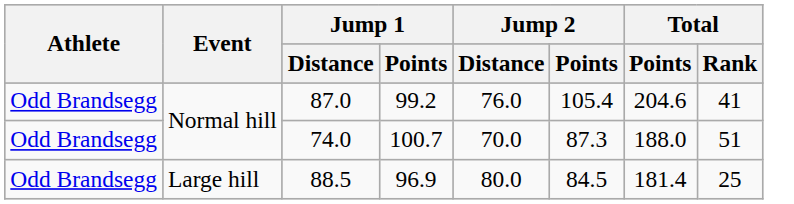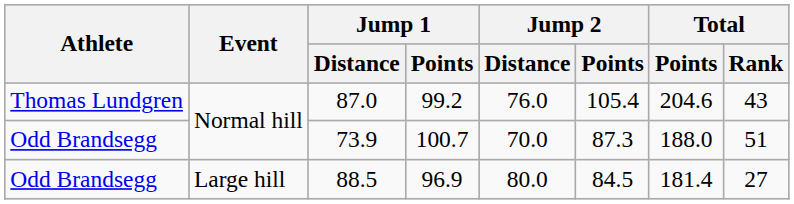(84, 101) Odd Brandsegg -> (97, 101) Thomas Lundgren
(730, 101) 41 -> (756, 101) 43
(331, 140) 74.0 -> (357, 140) 73.9
(730, 179) 25 -> (756, 179) 27
